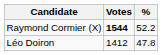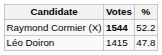(117, 43) 1412 -> (117, 43) 1415
